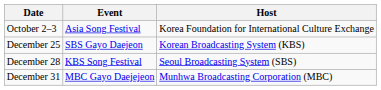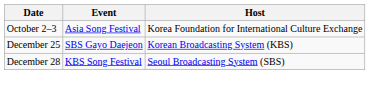- row: (33, 77)
